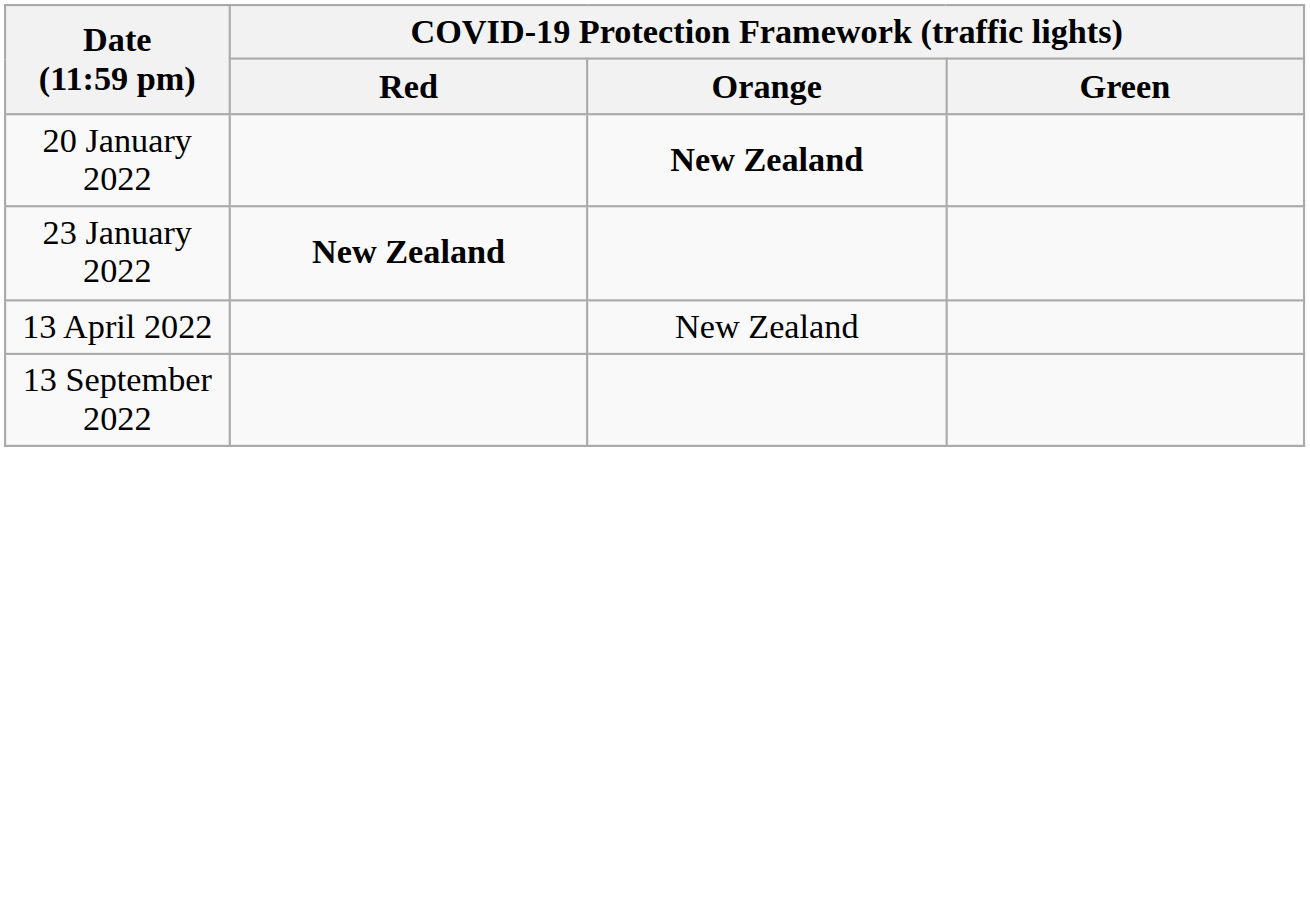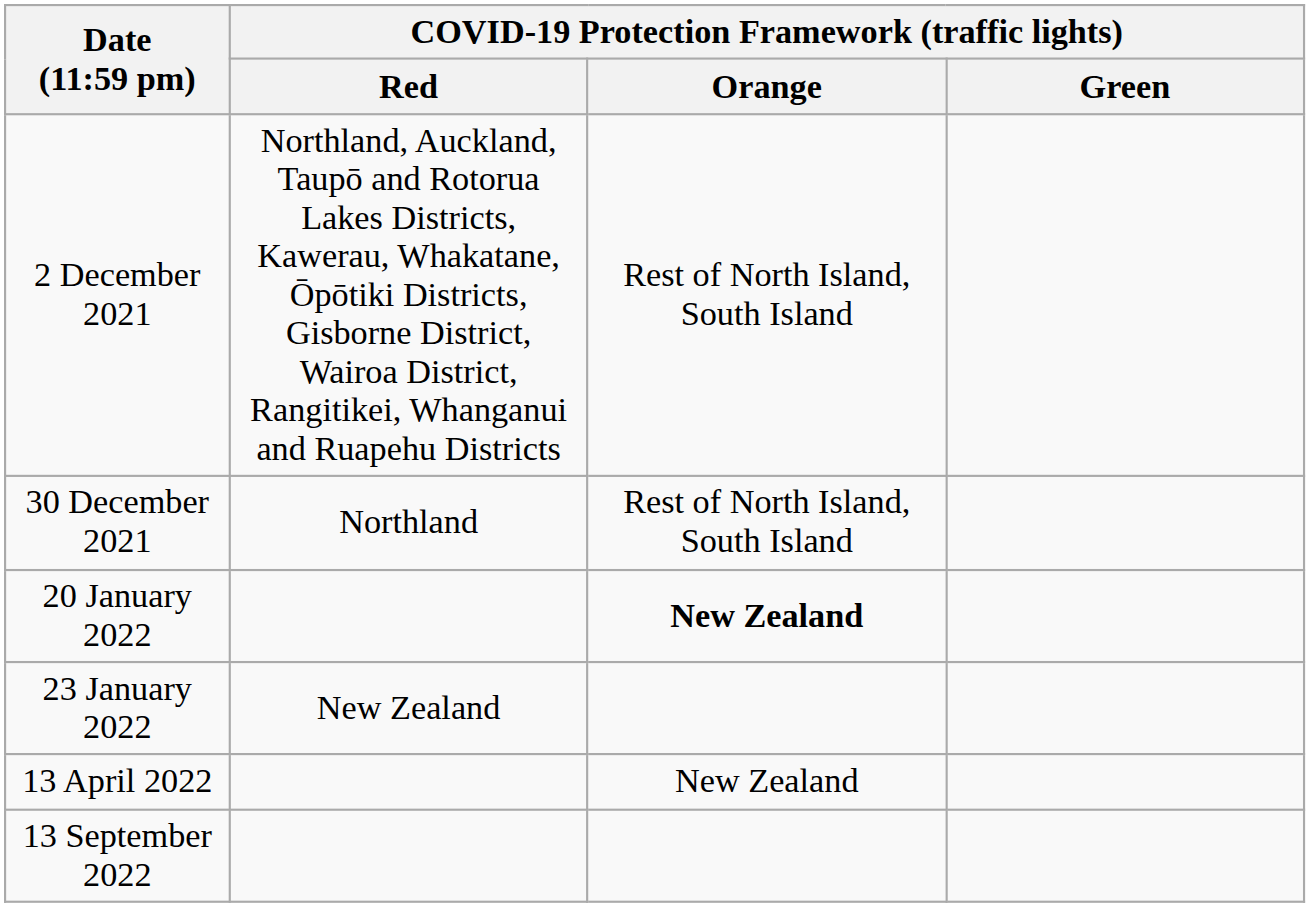+ row: (117, 294)
+ row: (117, 521)
(409, 252) bold -> (409, 707) normal
